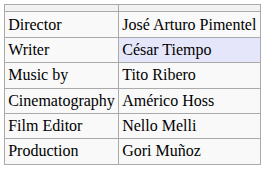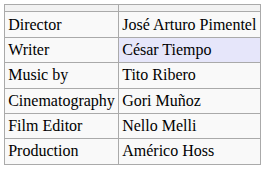(168, 100) Américo Hoss -> (162, 100) Gori Muñoz
(162, 151) Gori Muñoz -> (168, 151) Américo Hoss
